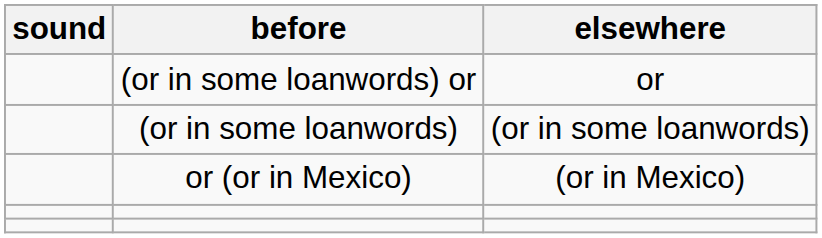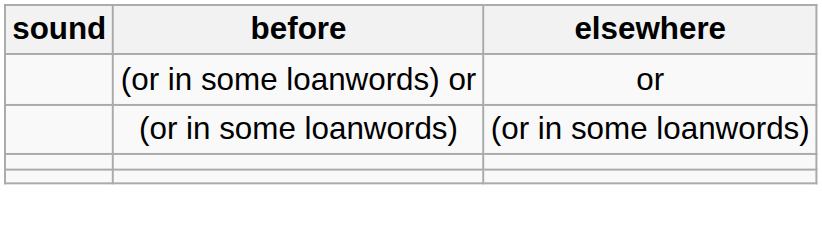- row: (299, 178)
